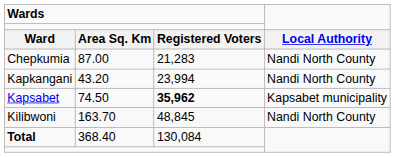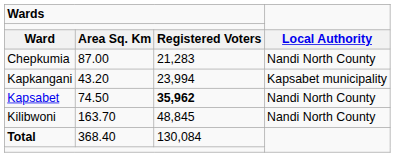(321, 78) Nandi North County -> (327, 78) Kapsabet municipality
(327, 98) Kapsabet municipality -> (321, 98) Nandi North County
